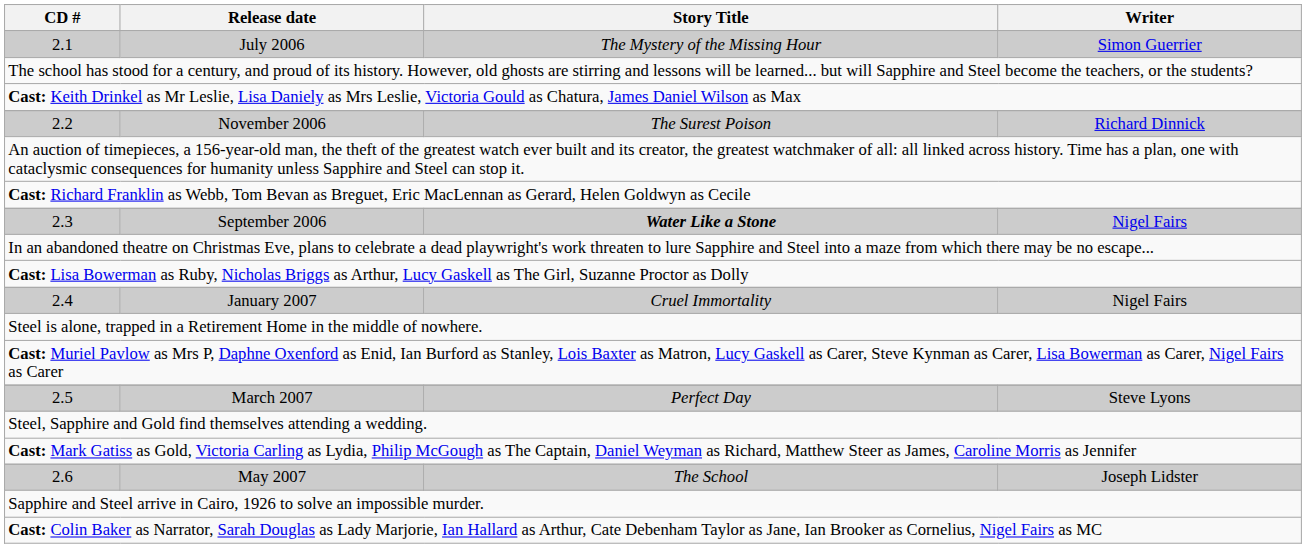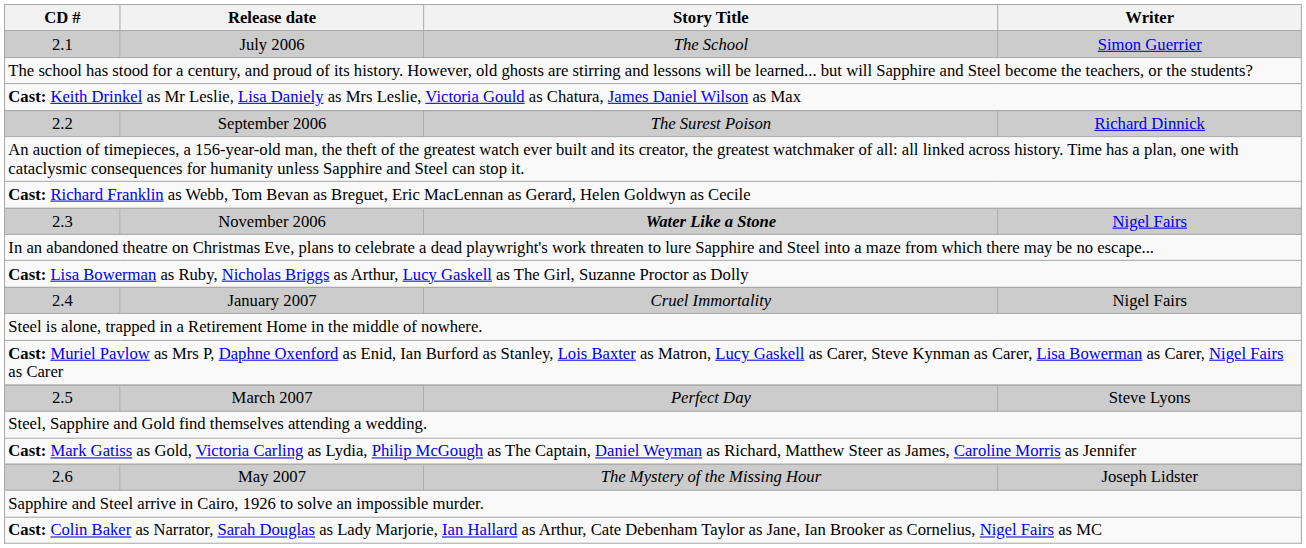(711, 44) The Mystery of the Missing Hour -> (711, 44) The School
(272, 123) November 2006 -> (272, 123) September 2006
(272, 221) September 2006 -> (272, 221) November 2006
(711, 477) The School -> (711, 477) The Mystery of the Missing Hour
